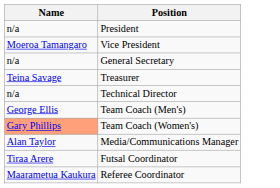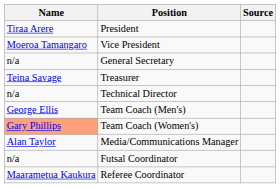+ column: (258, 12)
(13, 28) n/a -> (30, 28) Tiraa Arere
(30, 158) Tiraa Arere -> (13, 158) n/a
